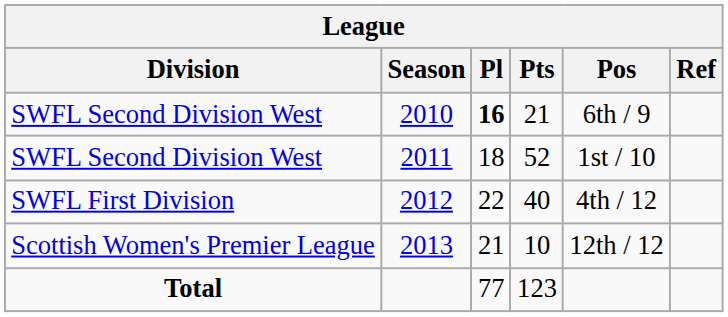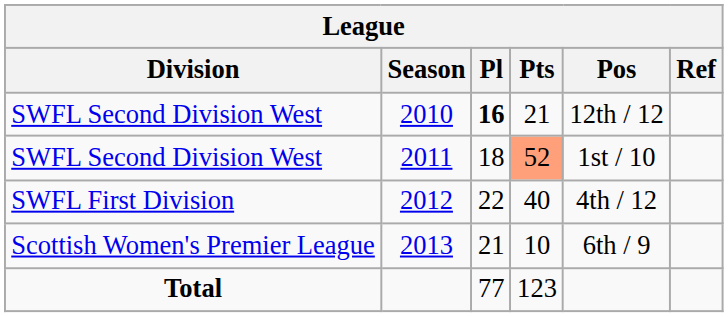(617, 113) 6th / 9 -> (617, 113) 12th / 12
(537, 157) no background -> (537, 157) lightsalmon background
(617, 244) 12th / 12 -> (617, 244) 6th / 9
